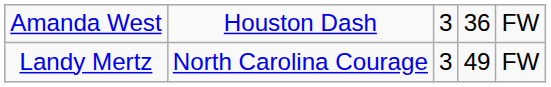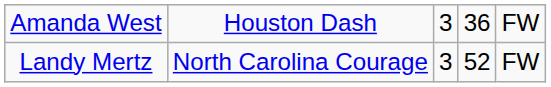(477, 61) 49 -> (477, 61) 52
